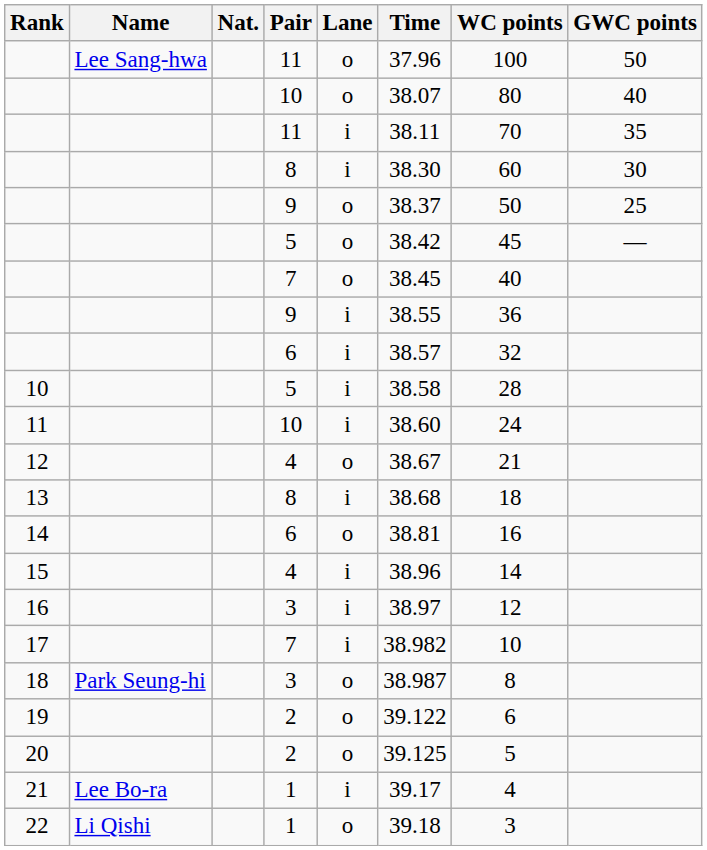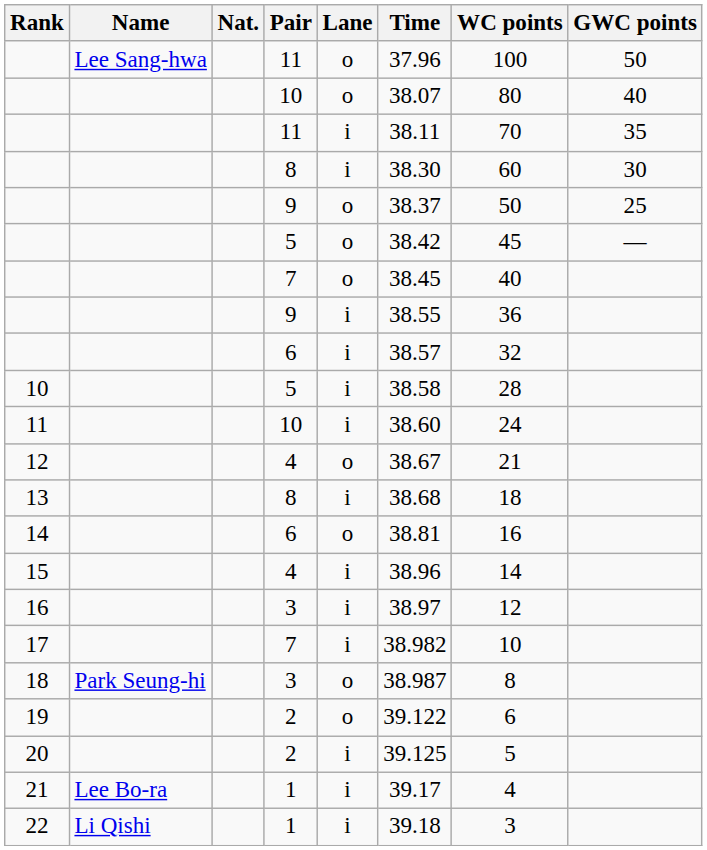(348, 753) o -> (348, 753) i
(348, 826) o -> (348, 826) i
